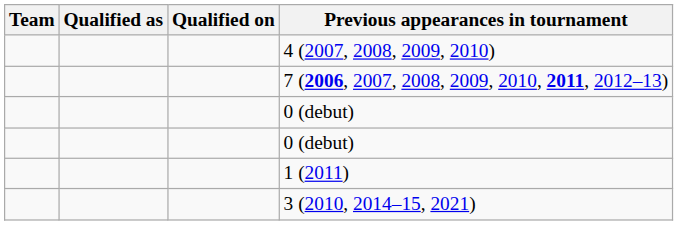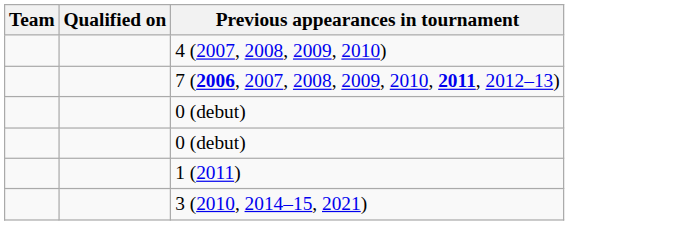- column: (113, 19)
